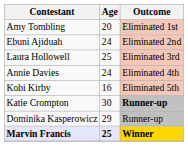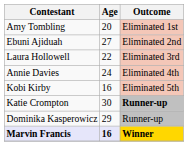(107, 42) 24 -> (107, 42) 27
(107, 57) 25 -> (107, 57) 22
(107, 133) 25 -> (107, 133) 16
